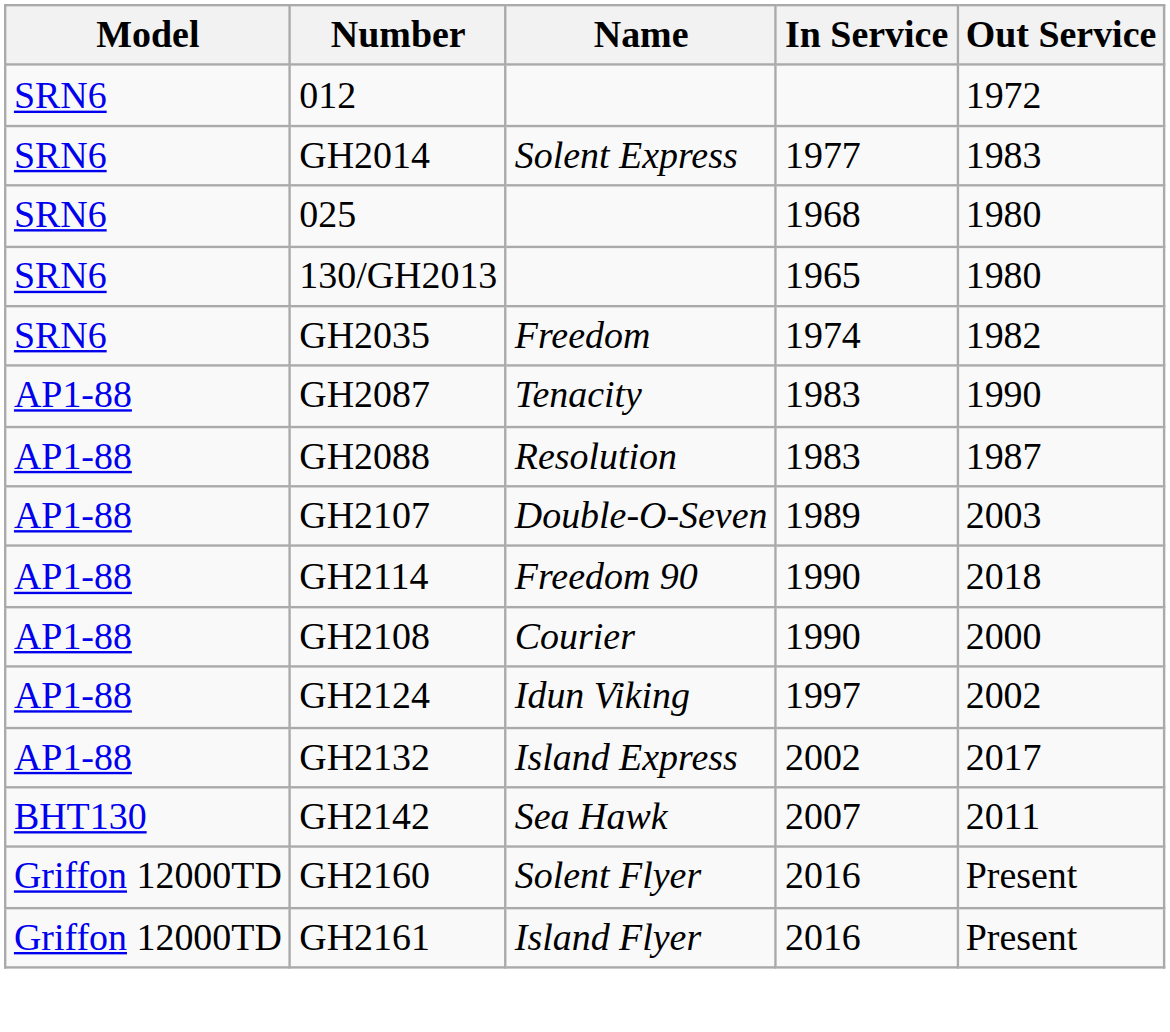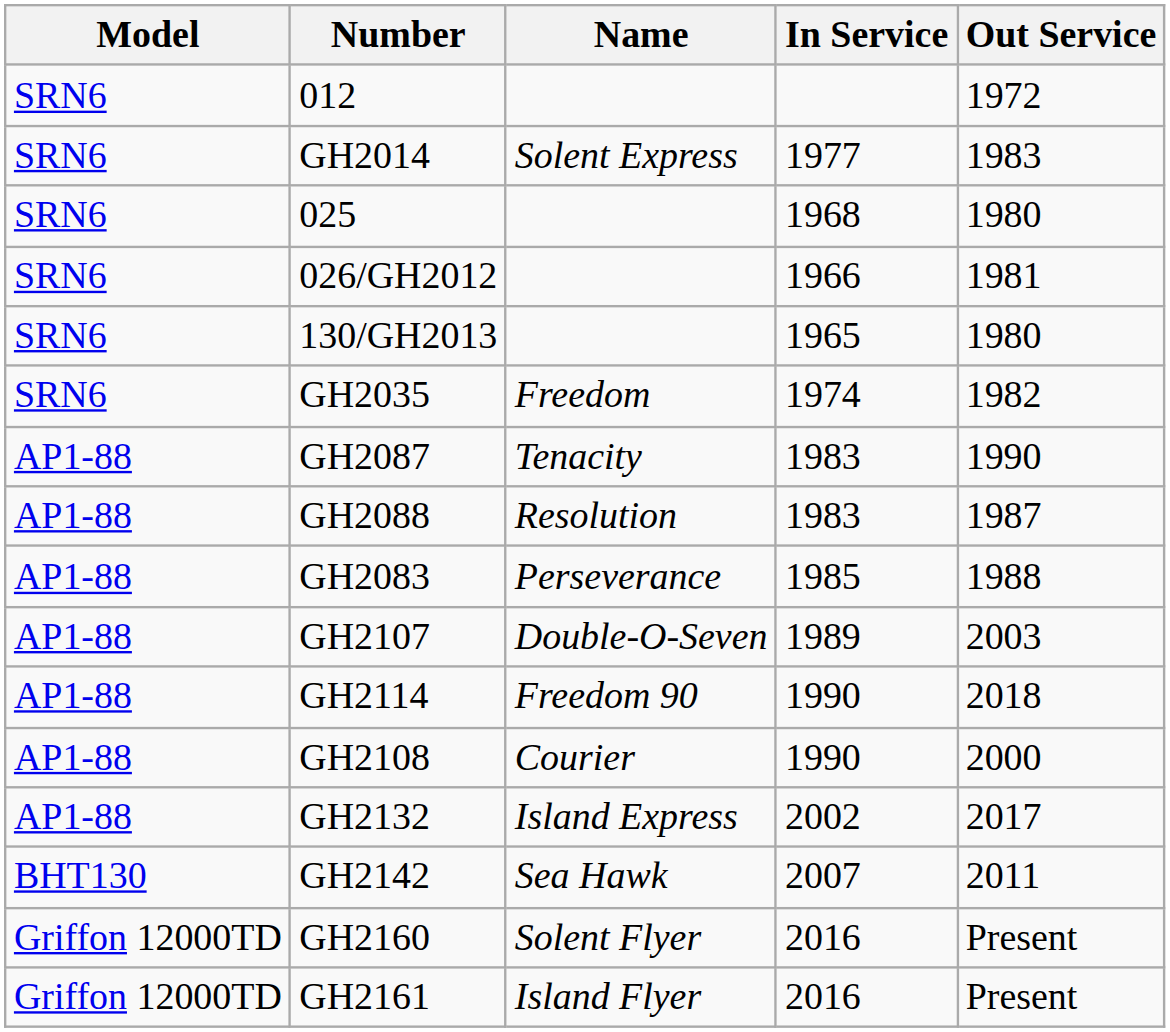+ row: (398, 275)
+ row: (365, 575)
- row: (365, 696)
